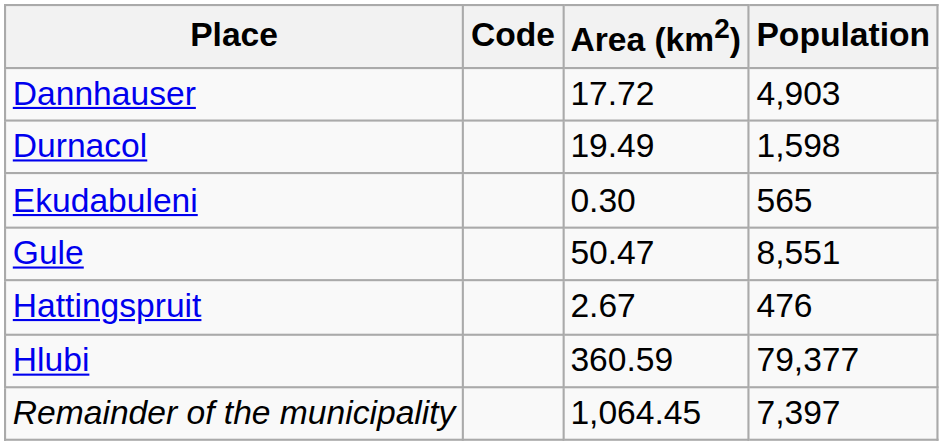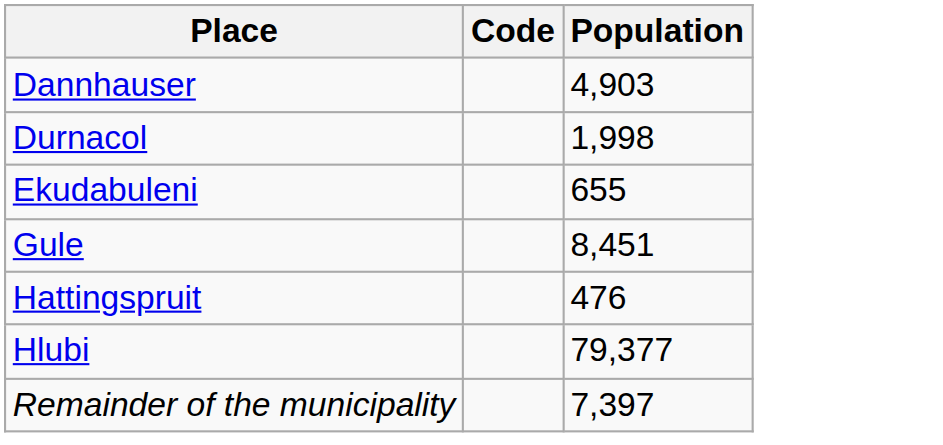- column: (656, 35)
(799, 146) 1,598 -> (612, 137) 1,998
(784, 200) 565 -> (598, 191) 655
(799, 253) 8,551 -> (612, 244) 8,451
